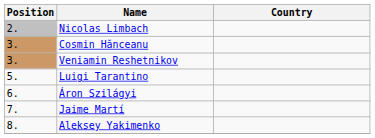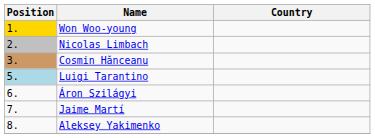+ row: (98, 29)
- row: (119, 61)
(13, 77) no background -> (13, 77) lightblue background
